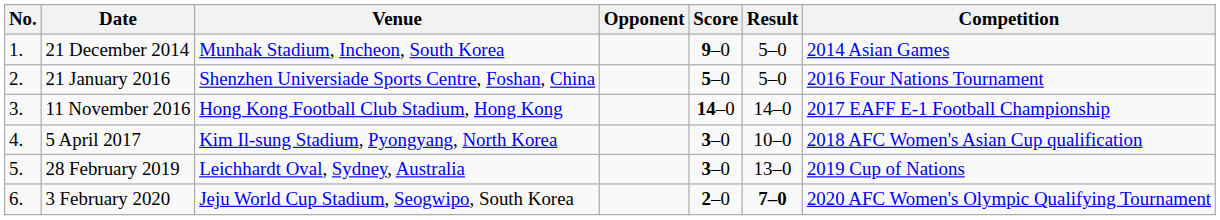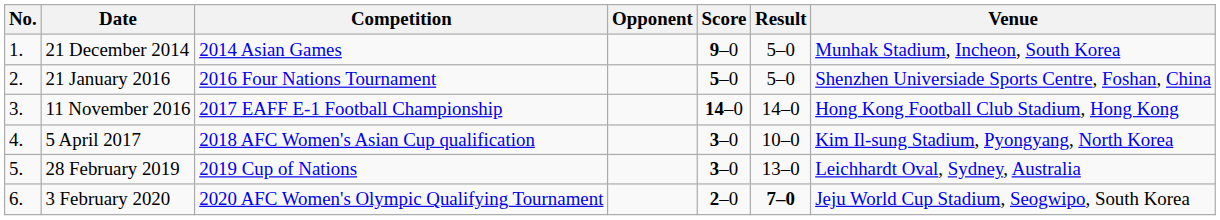columns swapped: (397, 19) <-> (1009, 19)
